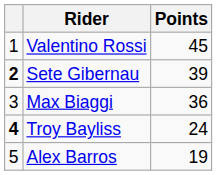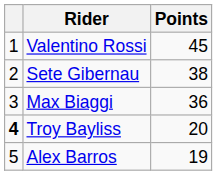(13, 74) bold -> (13, 74) normal
(198, 74) 39 -> (198, 74) 38
(198, 129) 24 -> (198, 129) 20
